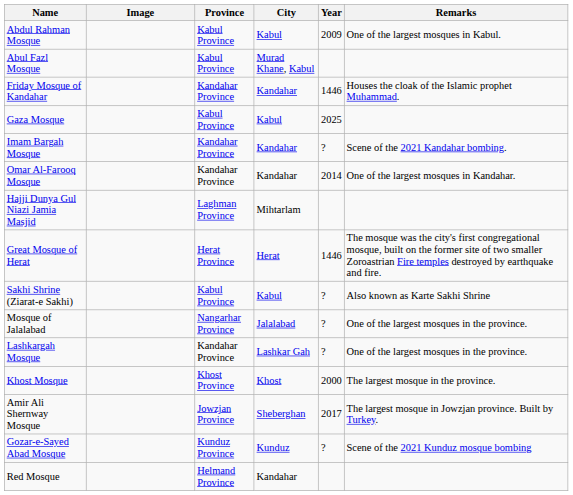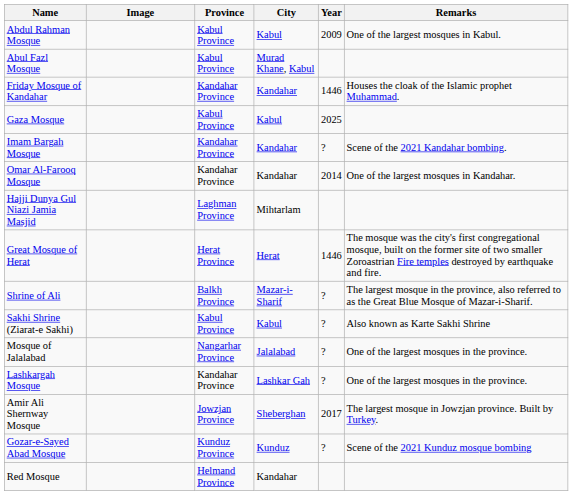+ row: (34, 295)
- row: (37, 380)
